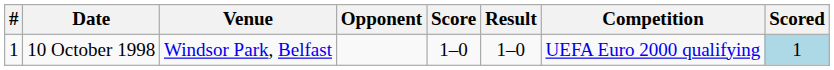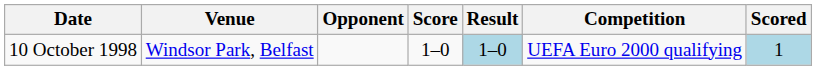- column: (14, 19)
(511, 49) no background -> (493, 49) lightblue background
